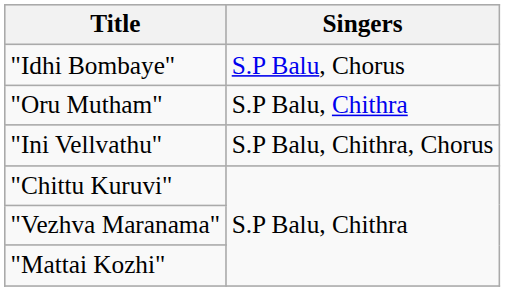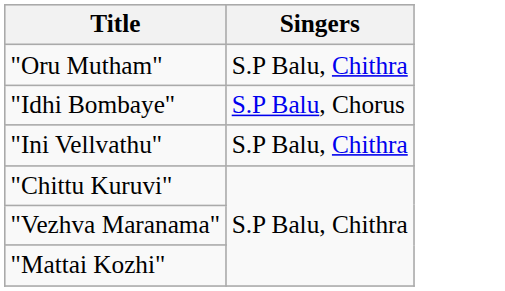rows swapped: (93, 64) <-> (87, 104)
(363, 144) S.P Balu, Chithra, Chorus -> (320, 144) S.P Balu, Chithra
